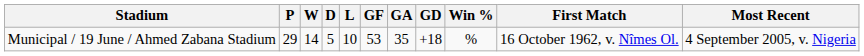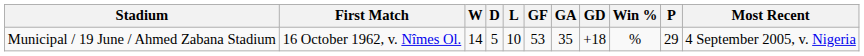columns swapped: (290, 16) <-> (589, 16)
